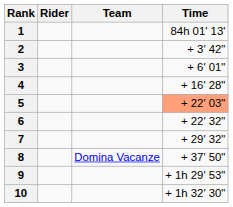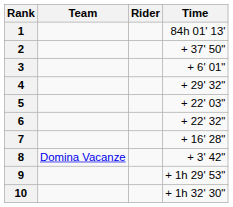columns swapped: (55, 13) <-> (117, 13)
(206, 49) + 3' 42" -> (203, 49) + 37' 50"
(203, 85) + 16' 28" -> (203, 85) + 29' 32"
(203, 103) lightsalmon background -> (203, 103) no background
(203, 139) + 29' 32" -> (203, 139) + 16' 28"
(203, 157) + 37' 50" -> (206, 157) + 3' 42"
